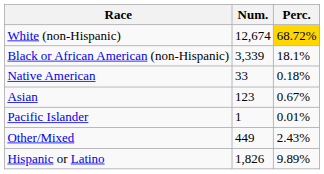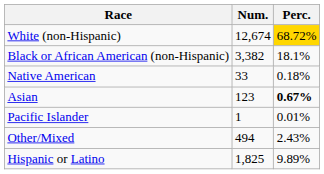(250, 55) 3,339 -> (250, 55) 3,382
(293, 96) normal -> (294, 96) bold
(245, 138) 449 -> (245, 138) 494
(250, 158) 1,826 -> (250, 158) 1,825
